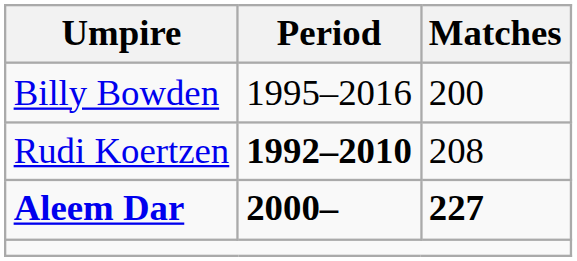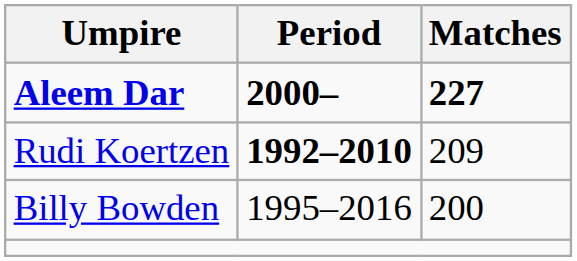rows swapped: (99, 208) <-> (116, 92)
(456, 150) 208 -> (456, 150) 209
